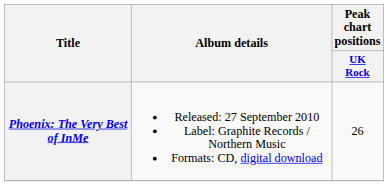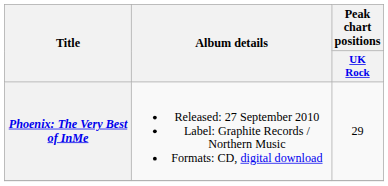(358, 131) 26 -> (358, 131) 29
